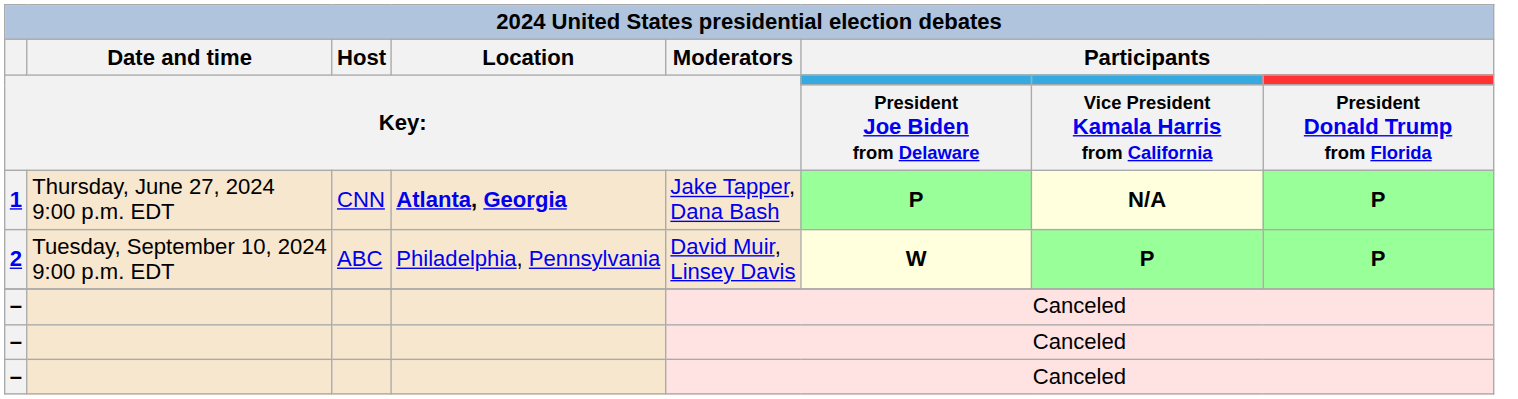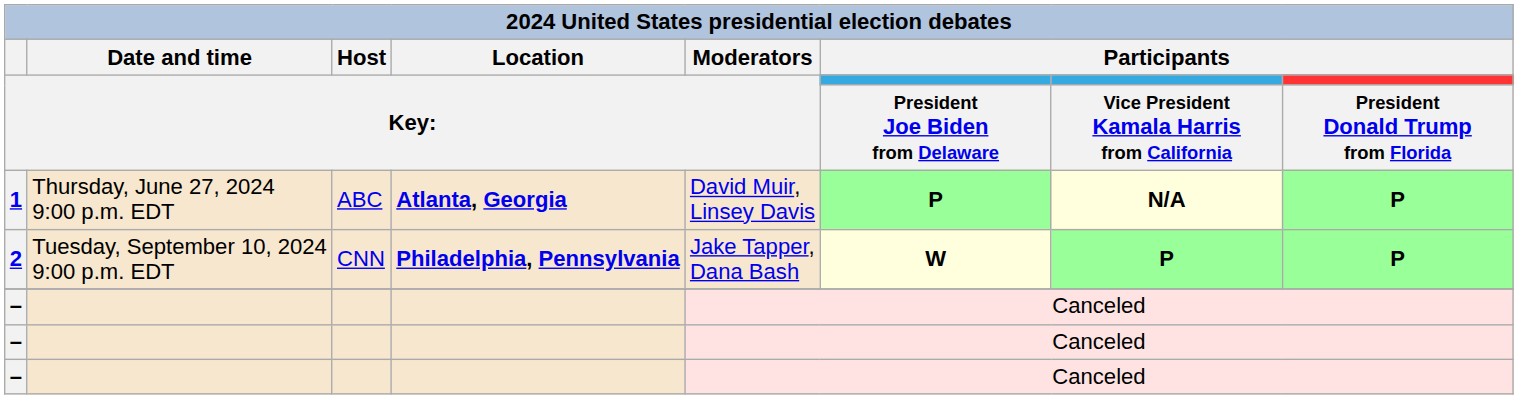(361, 199) CNN -> (360, 199) ABC
(733, 199) Jake Tapper, Dana Bash -> (753, 199) David Muir, Linsey Davis
(360, 259) ABC -> (361, 259) CNN
(528, 259) normal -> (538, 259) bold
(733, 259) David Muir, Linsey Davis -> (752, 259) Jake Tapper, Dana Bash
